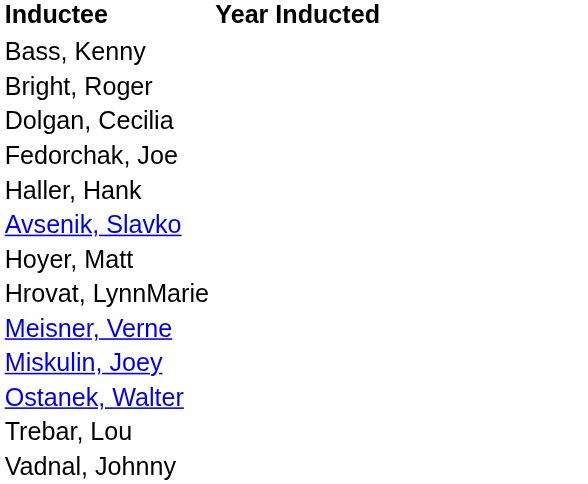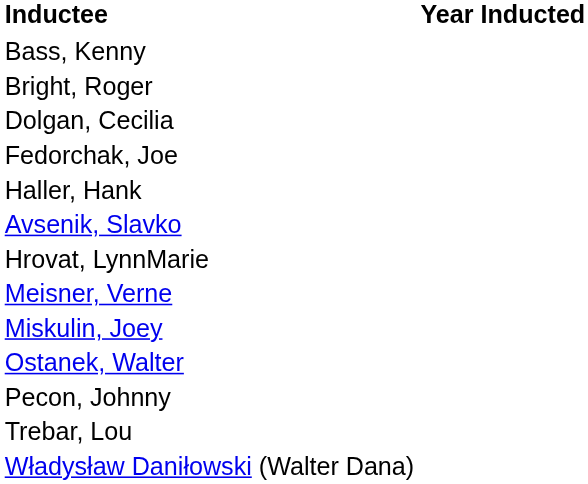- row: (69, 259)
+ row: (88, 397)
- row: (90, 466)
+ row: (209, 466)
